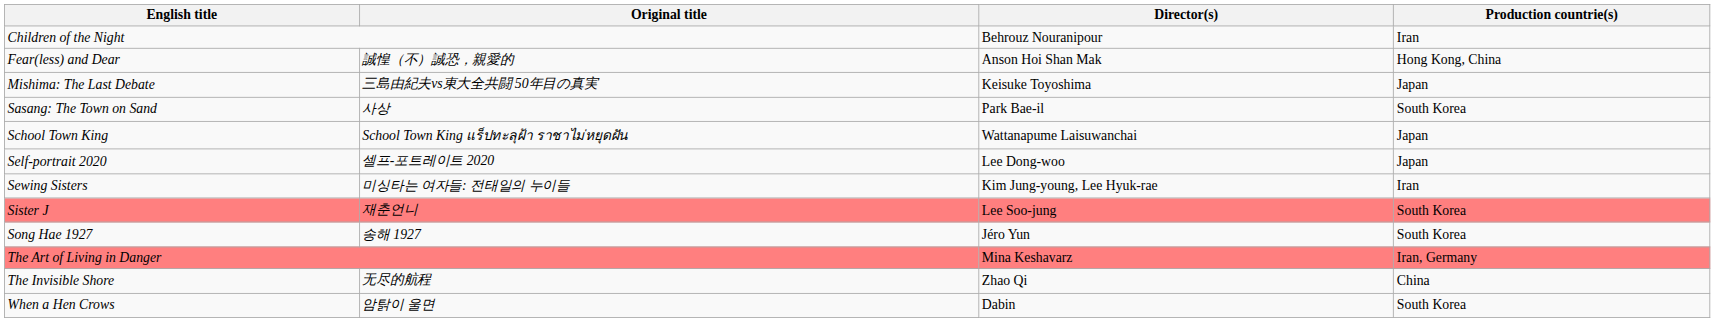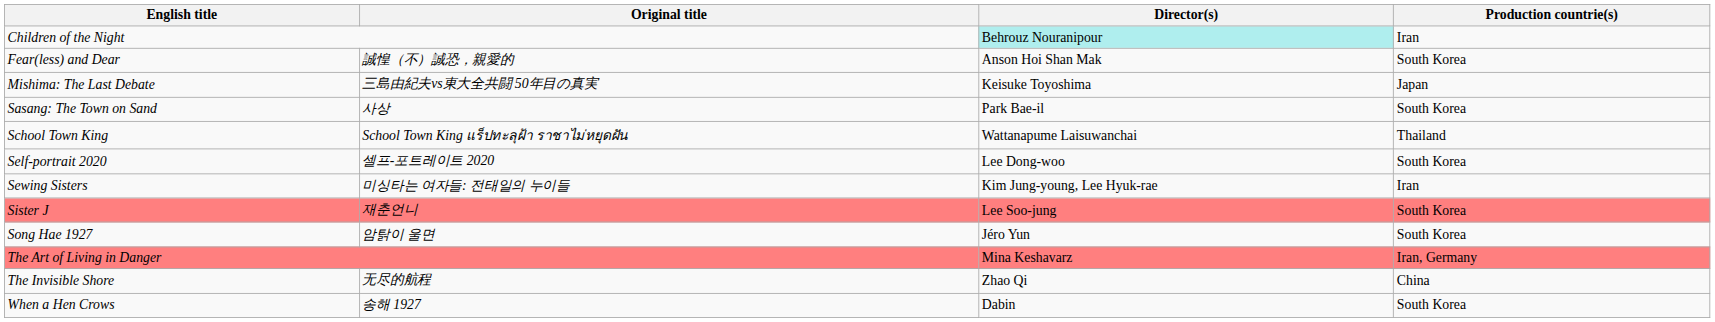(1042, 37) no background -> (1042, 37) paleturquoise background
(1449, 60) Hong Kong, China -> (1431, 60) South Korea
(1413, 135) Japan -> (1421, 135) Thailand
(1413, 161) Japan -> (1431, 161) South Korea
(392, 234) 송해 1927 -> (398, 234) 암탉이 울면
(398, 304) 암탉이 울면 -> (392, 304) 송해 1927
